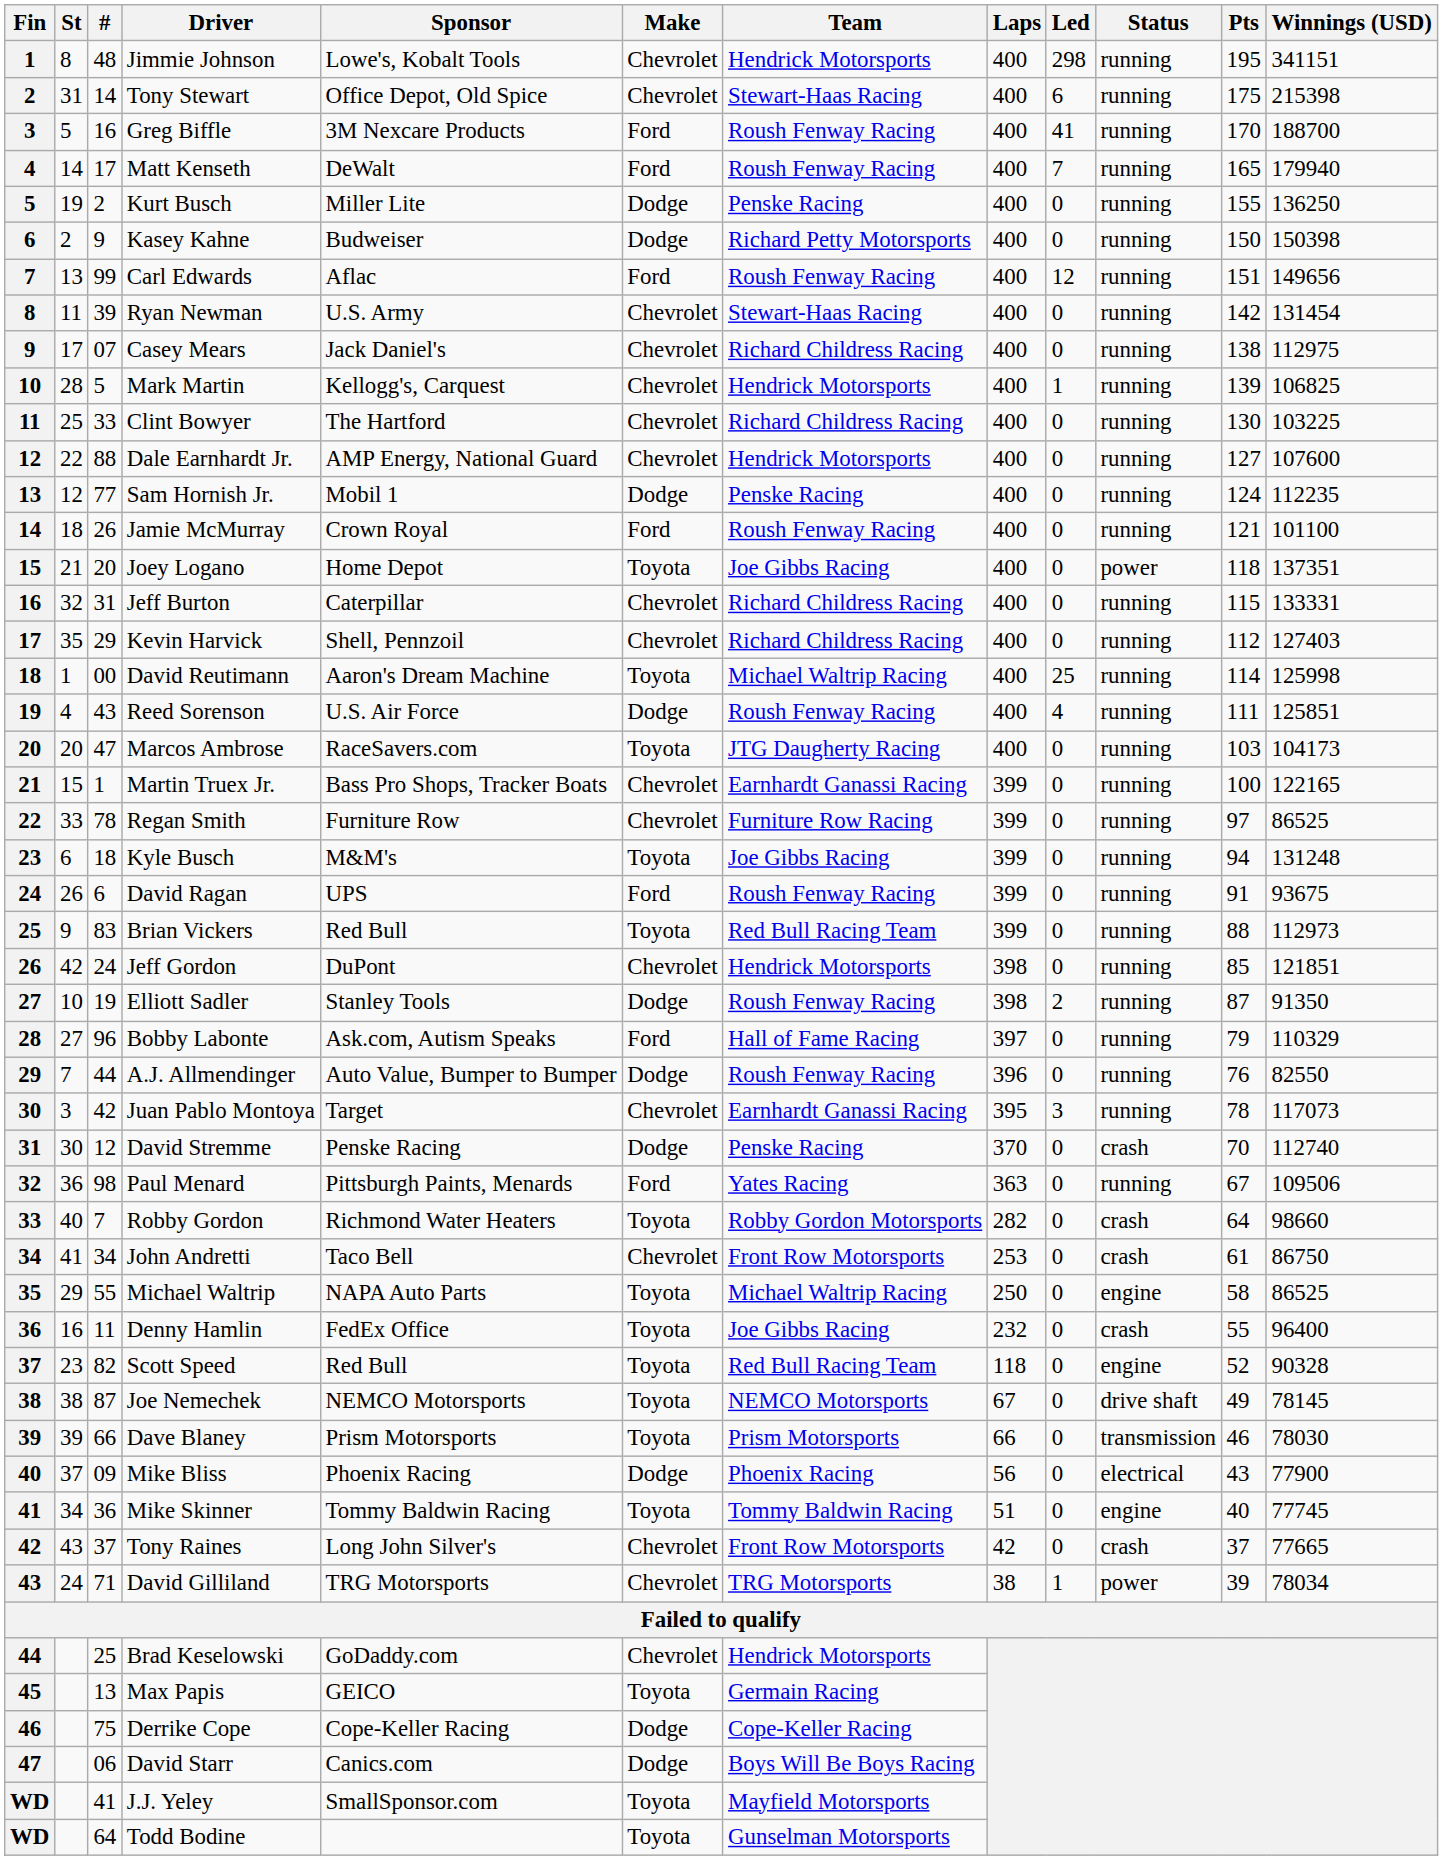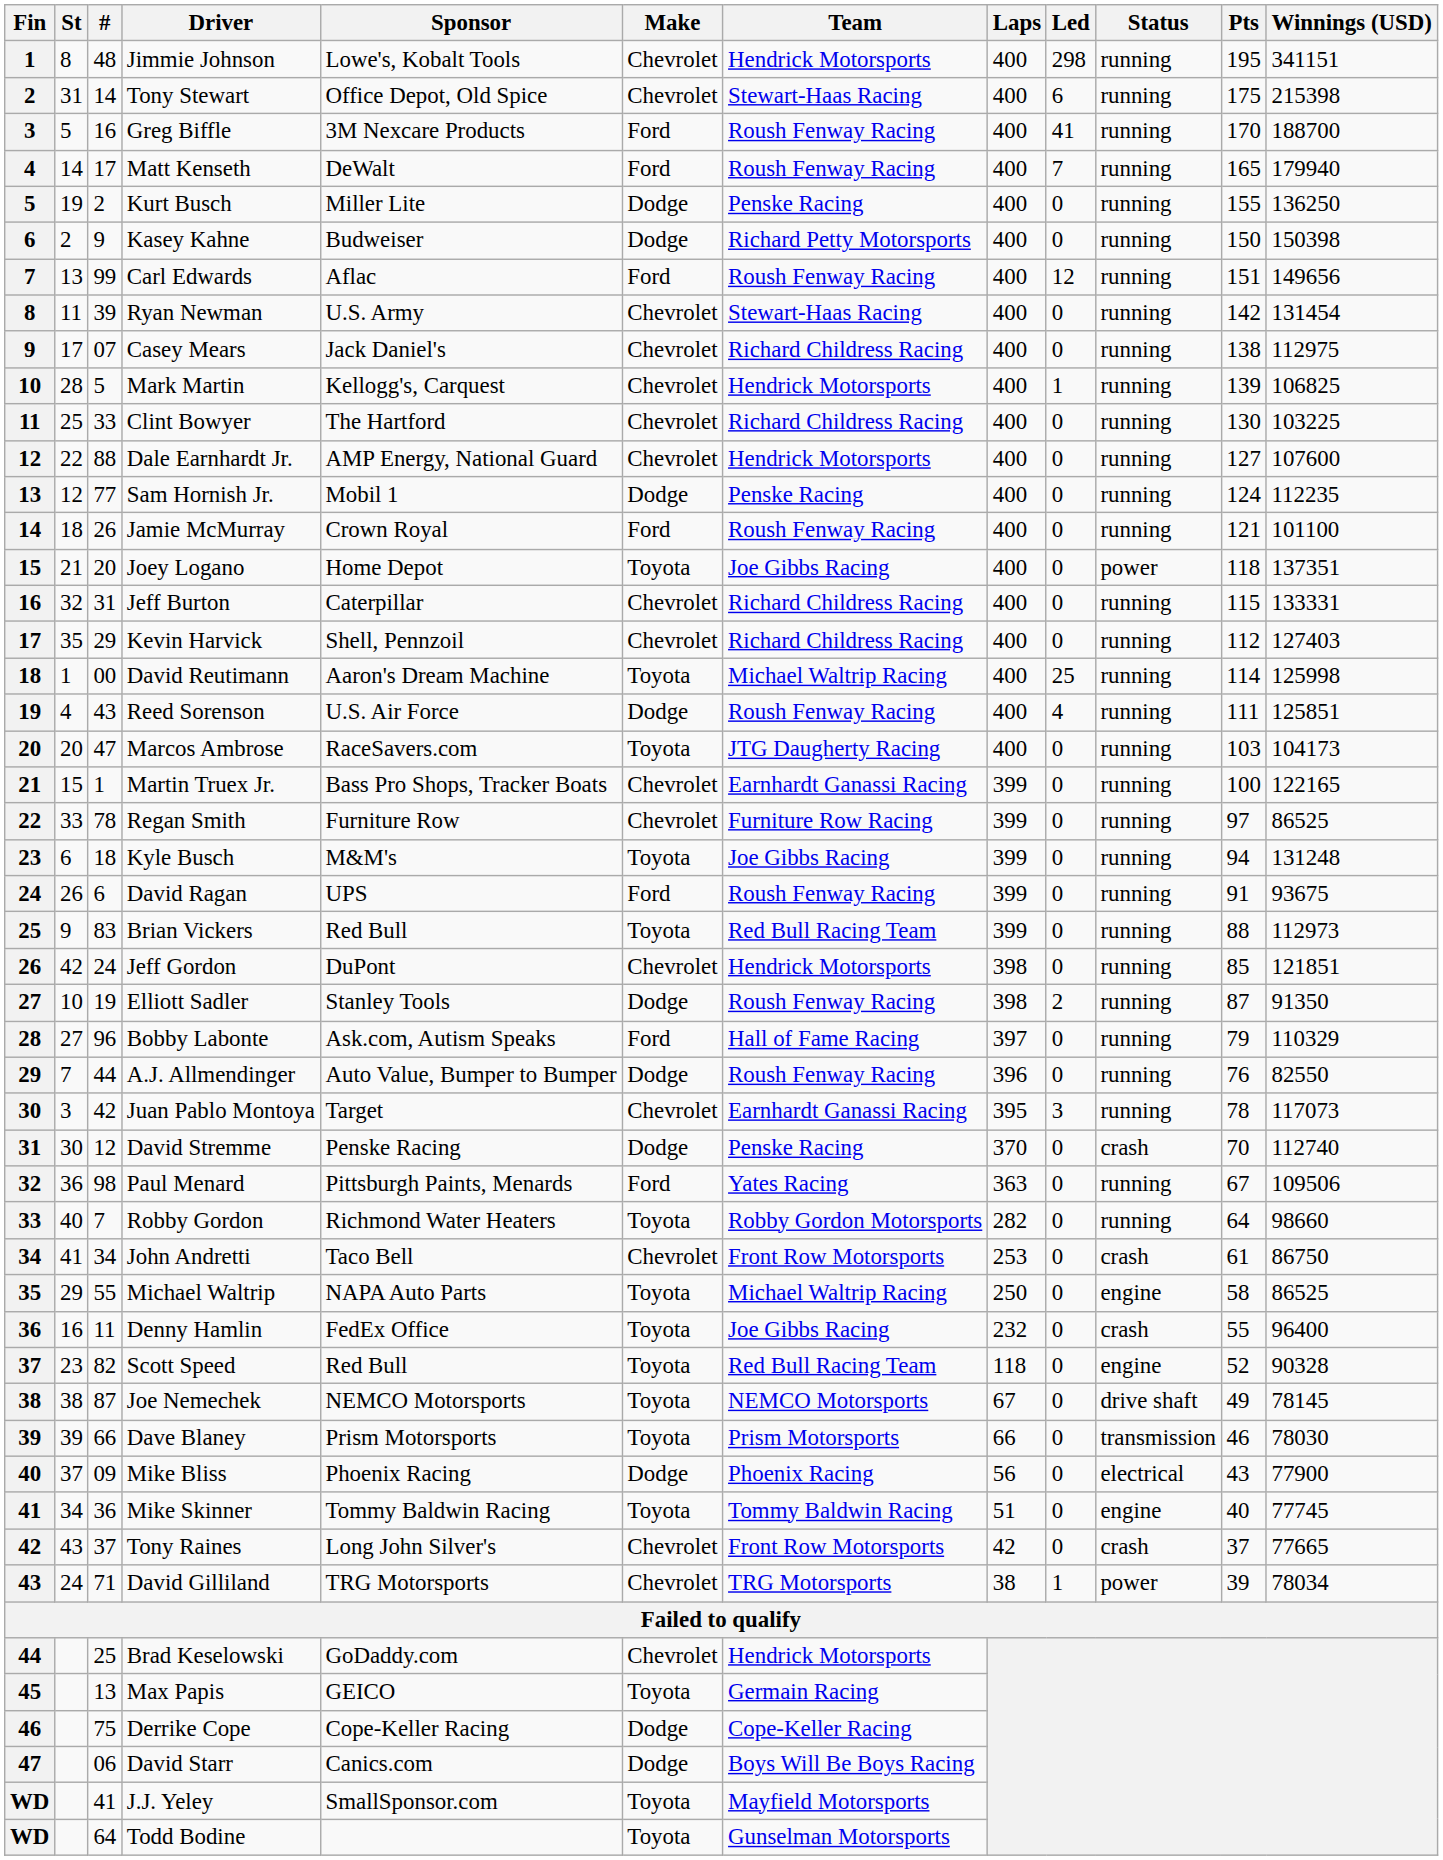(1125, 1220) crash -> (1136, 1220) running
